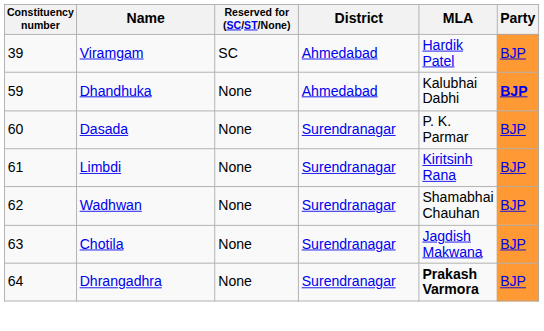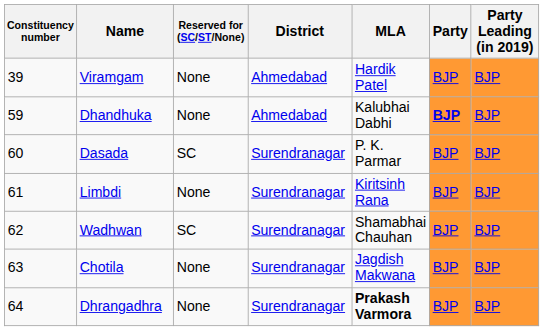+ column: (505, 31)
(228, 53) SC -> (194, 77) None
(235, 129) None -> (186, 153) SC
(235, 205) None -> (186, 230) SC
